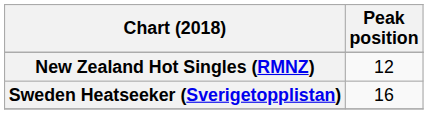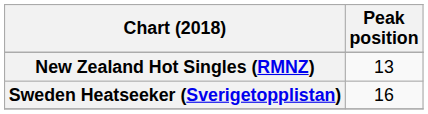(384, 66) 12 -> (384, 66) 13
